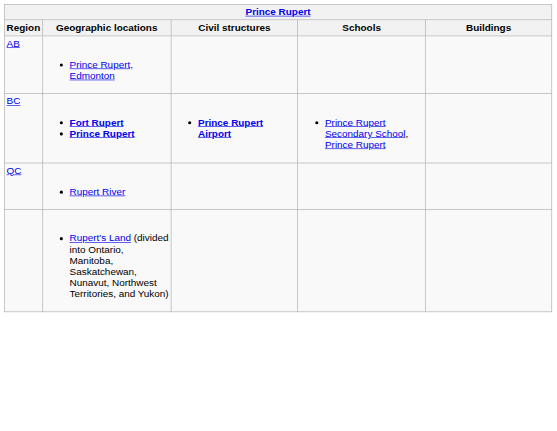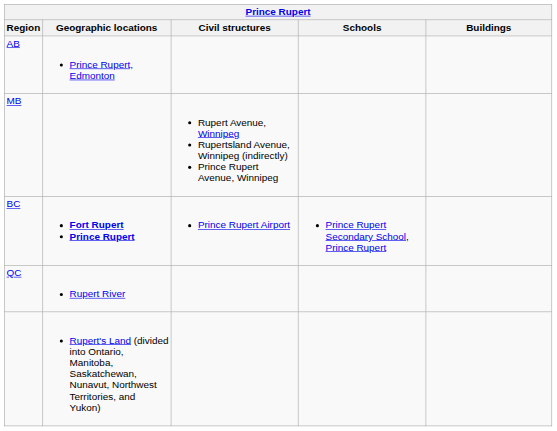+ row: (14, 101)
(234, 128) bold -> (235, 225) normal
